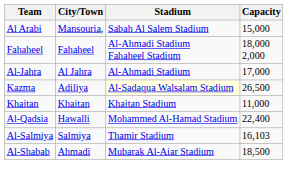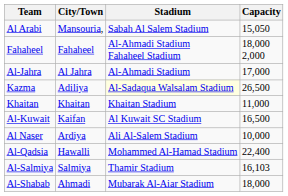(256, 28) 15,000 -> (256, 28) 15,050
+ row: (28, 119)
+ row: (25, 135)
(256, 151) 18,500 -> (256, 183) 18,000
